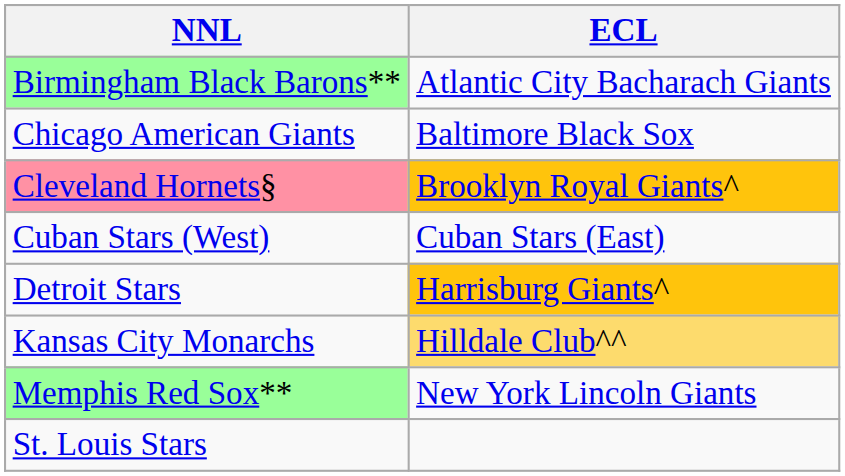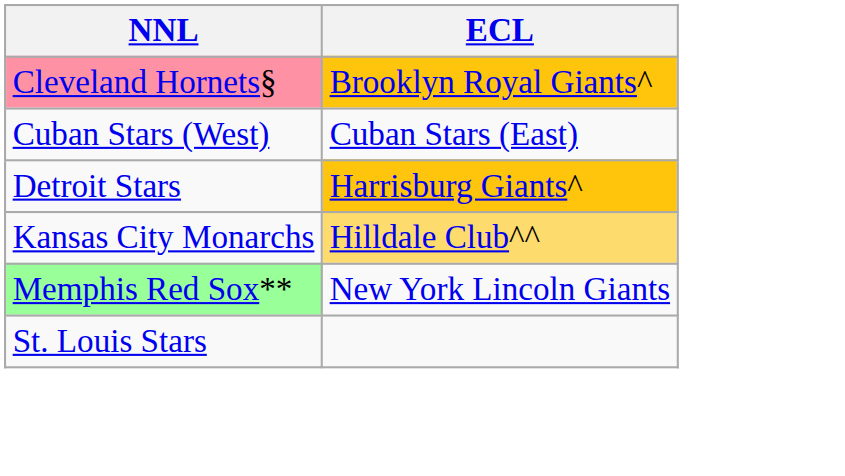- row: (207, 82)
- row: (184, 134)
